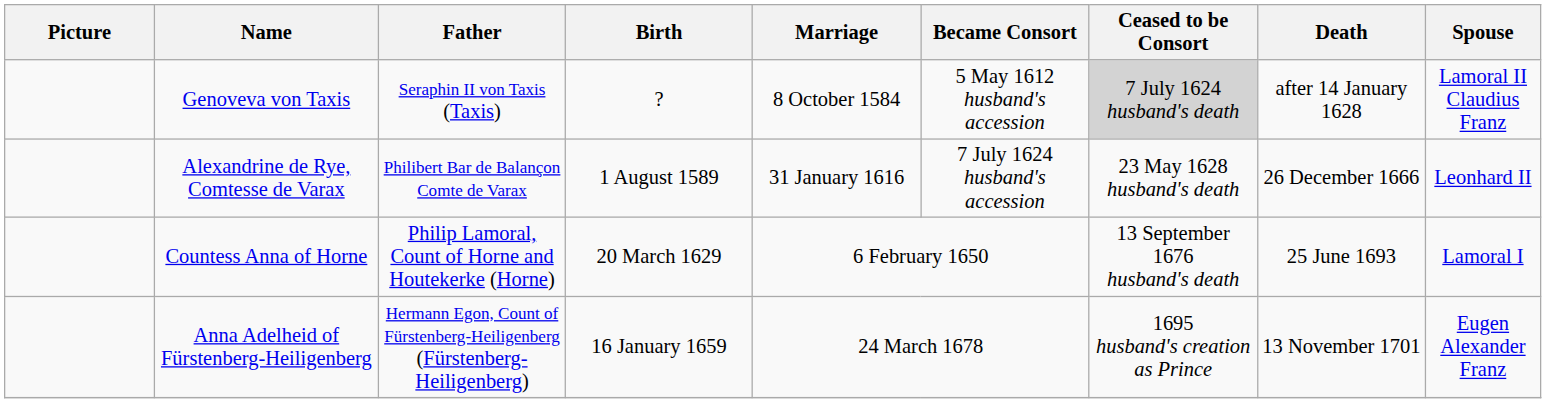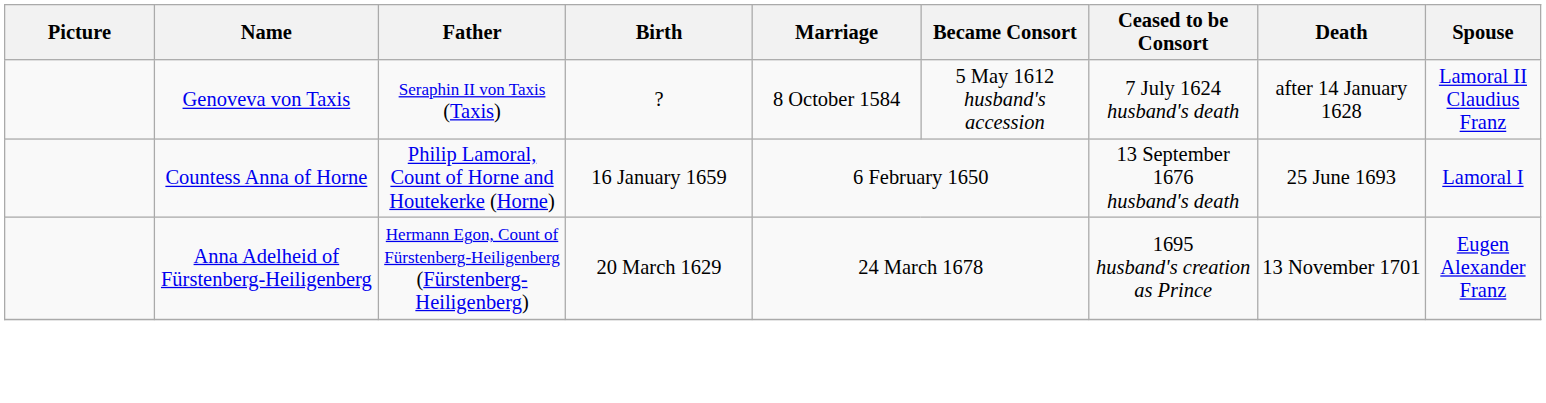(1173, 99) lightgrey background -> (1173, 99) no background
- row: (266, 177)
(659, 256) 20 March 1629 -> (659, 177) 16 January 1659
(659, 346) 16 January 1659 -> (659, 267) 20 March 1629
